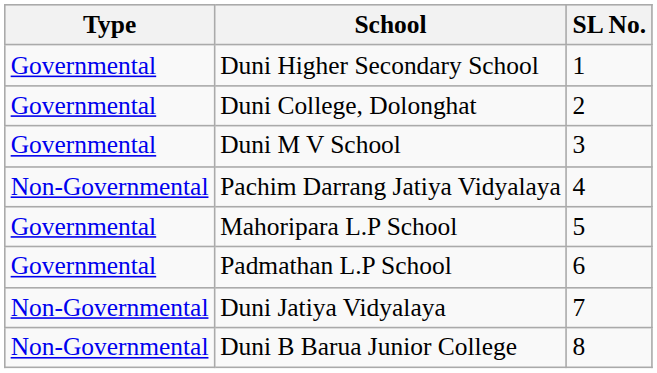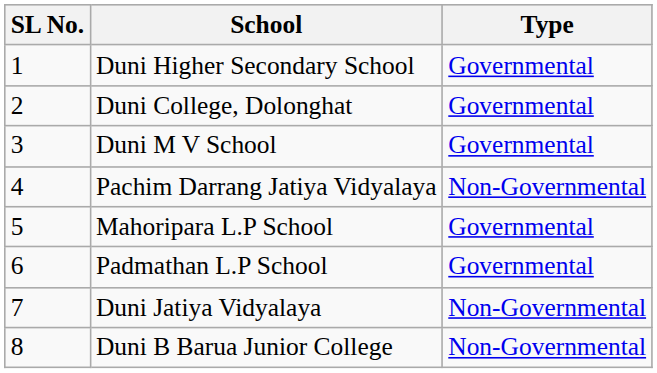columns swapped: (609, 24) <-> (110, 24)
